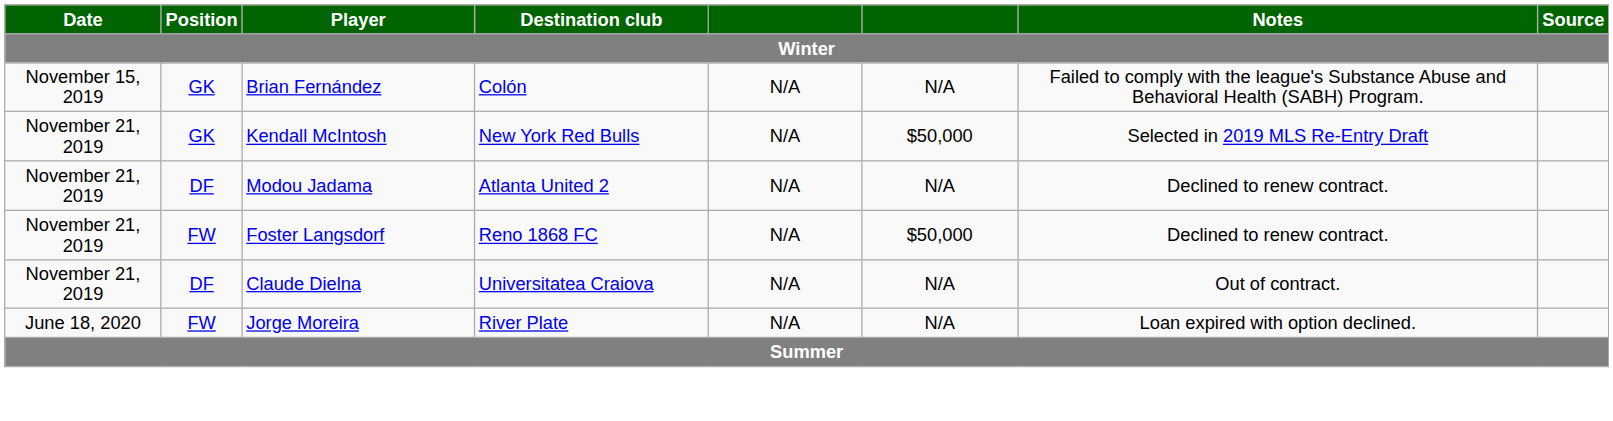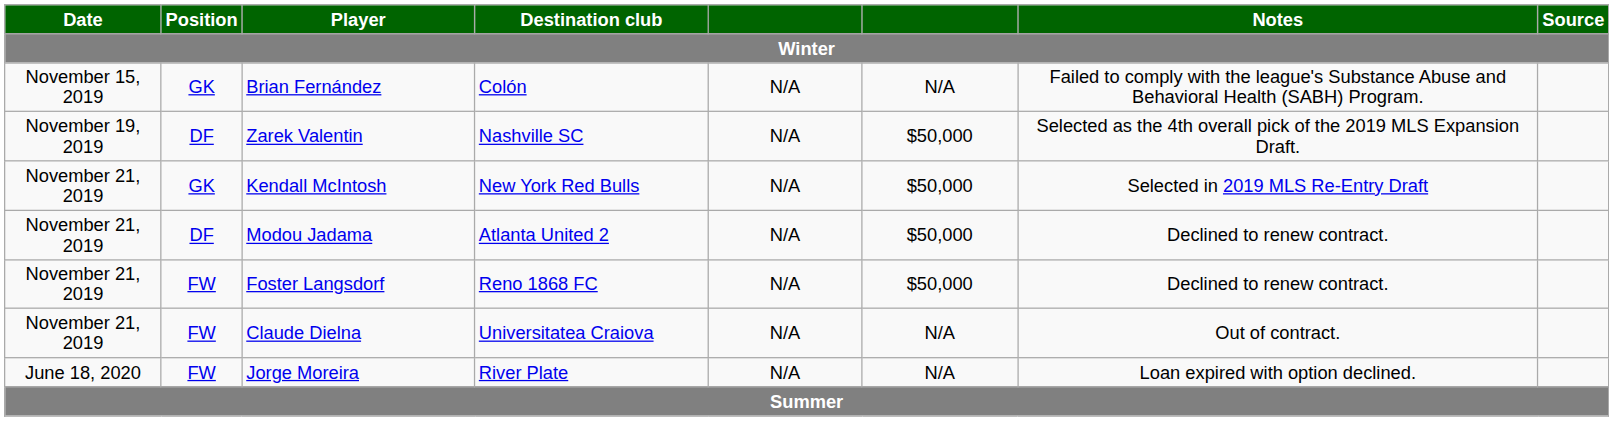+ row: (304, 137)
(940, 186) N/A -> (940, 235) $50,000
(202, 284) DF -> (202, 333) FW
